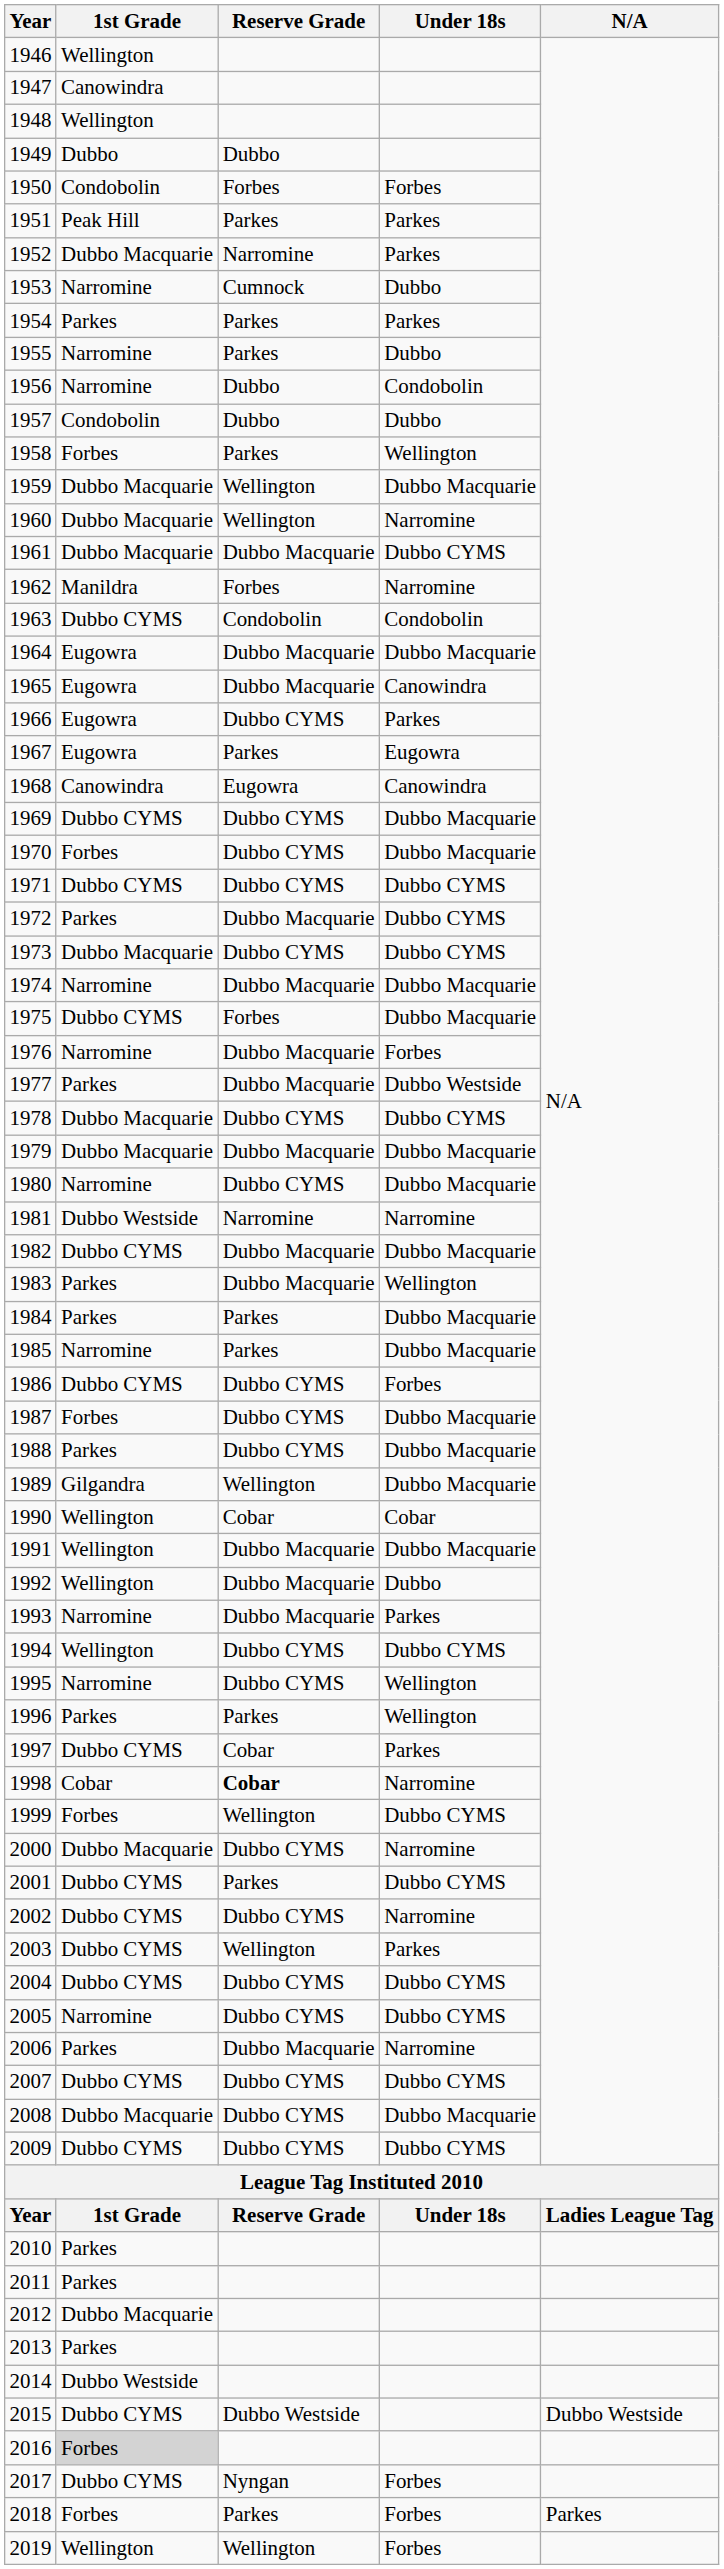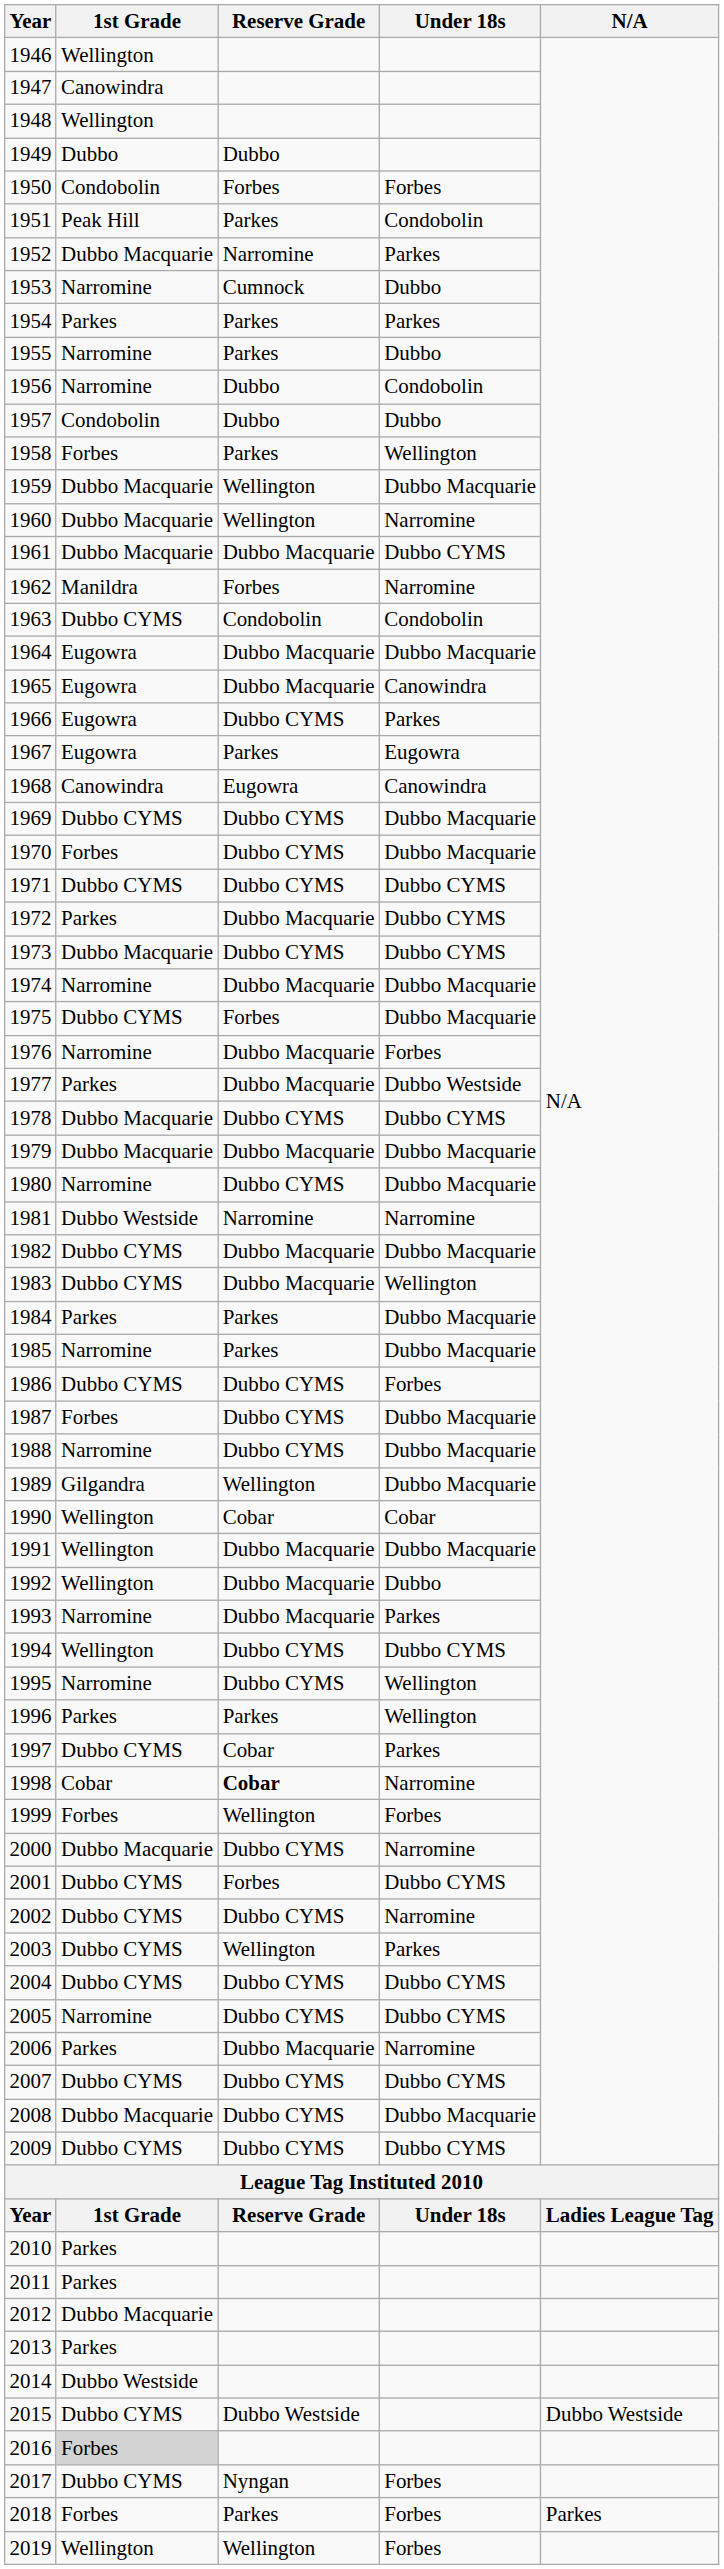(412, 220) Parkes -> (434, 220) Condobolin
(89, 1284) Parkes -> (122, 1284) Dubbo CYMS
(89, 1450) Parkes -> (106, 1450) Narromine
(445, 1816) Dubbo CYMS -> (413, 1816) Forbes
(251, 1882) Parkes -> (251, 1882) Forbes
